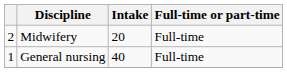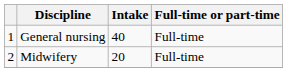rows swapped: (63, 57) <-> (49, 36)
